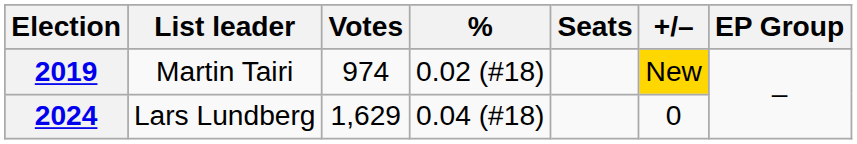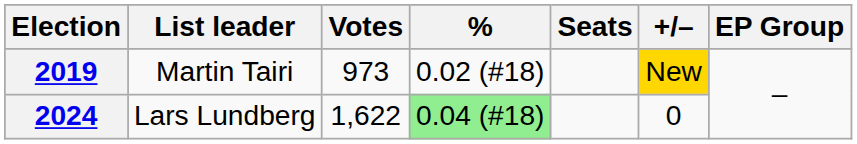(366, 71) 974 -> (366, 71) 973
(366, 116) 1,629 -> (366, 116) 1,622
(480, 116) no background -> (480, 116) lightgreen background
